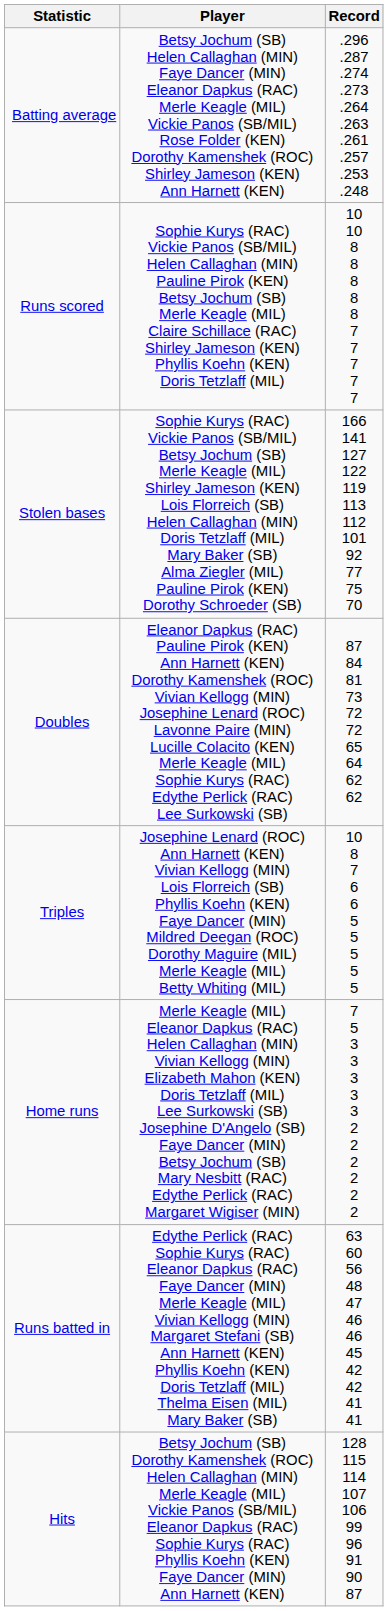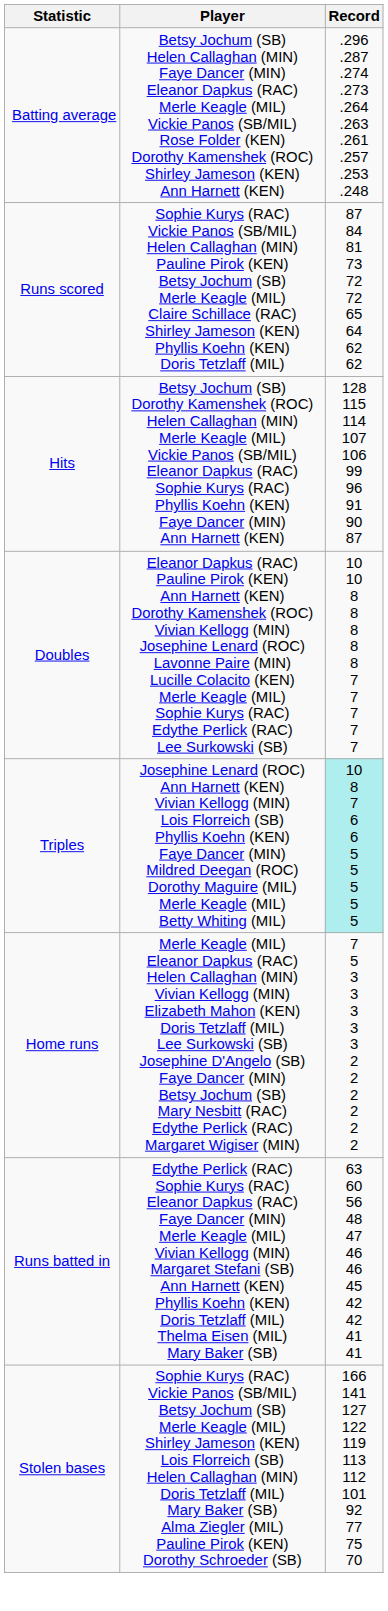(354, 306) 10 10 8 8 8 8 8 7 7 7 7 7 -> (354, 289) 87 84 81 73 72 72 65 64 62 62
rows swapped: (62, 1519) <-> (62, 513)
(354, 721) 87 84 81 73 72 72 65 64 62 62 -> (354, 654) 10 10 8 8 8 8 8 7 7 7 7 7
(354, 912) no background -> (354, 845) paleturquoise background
